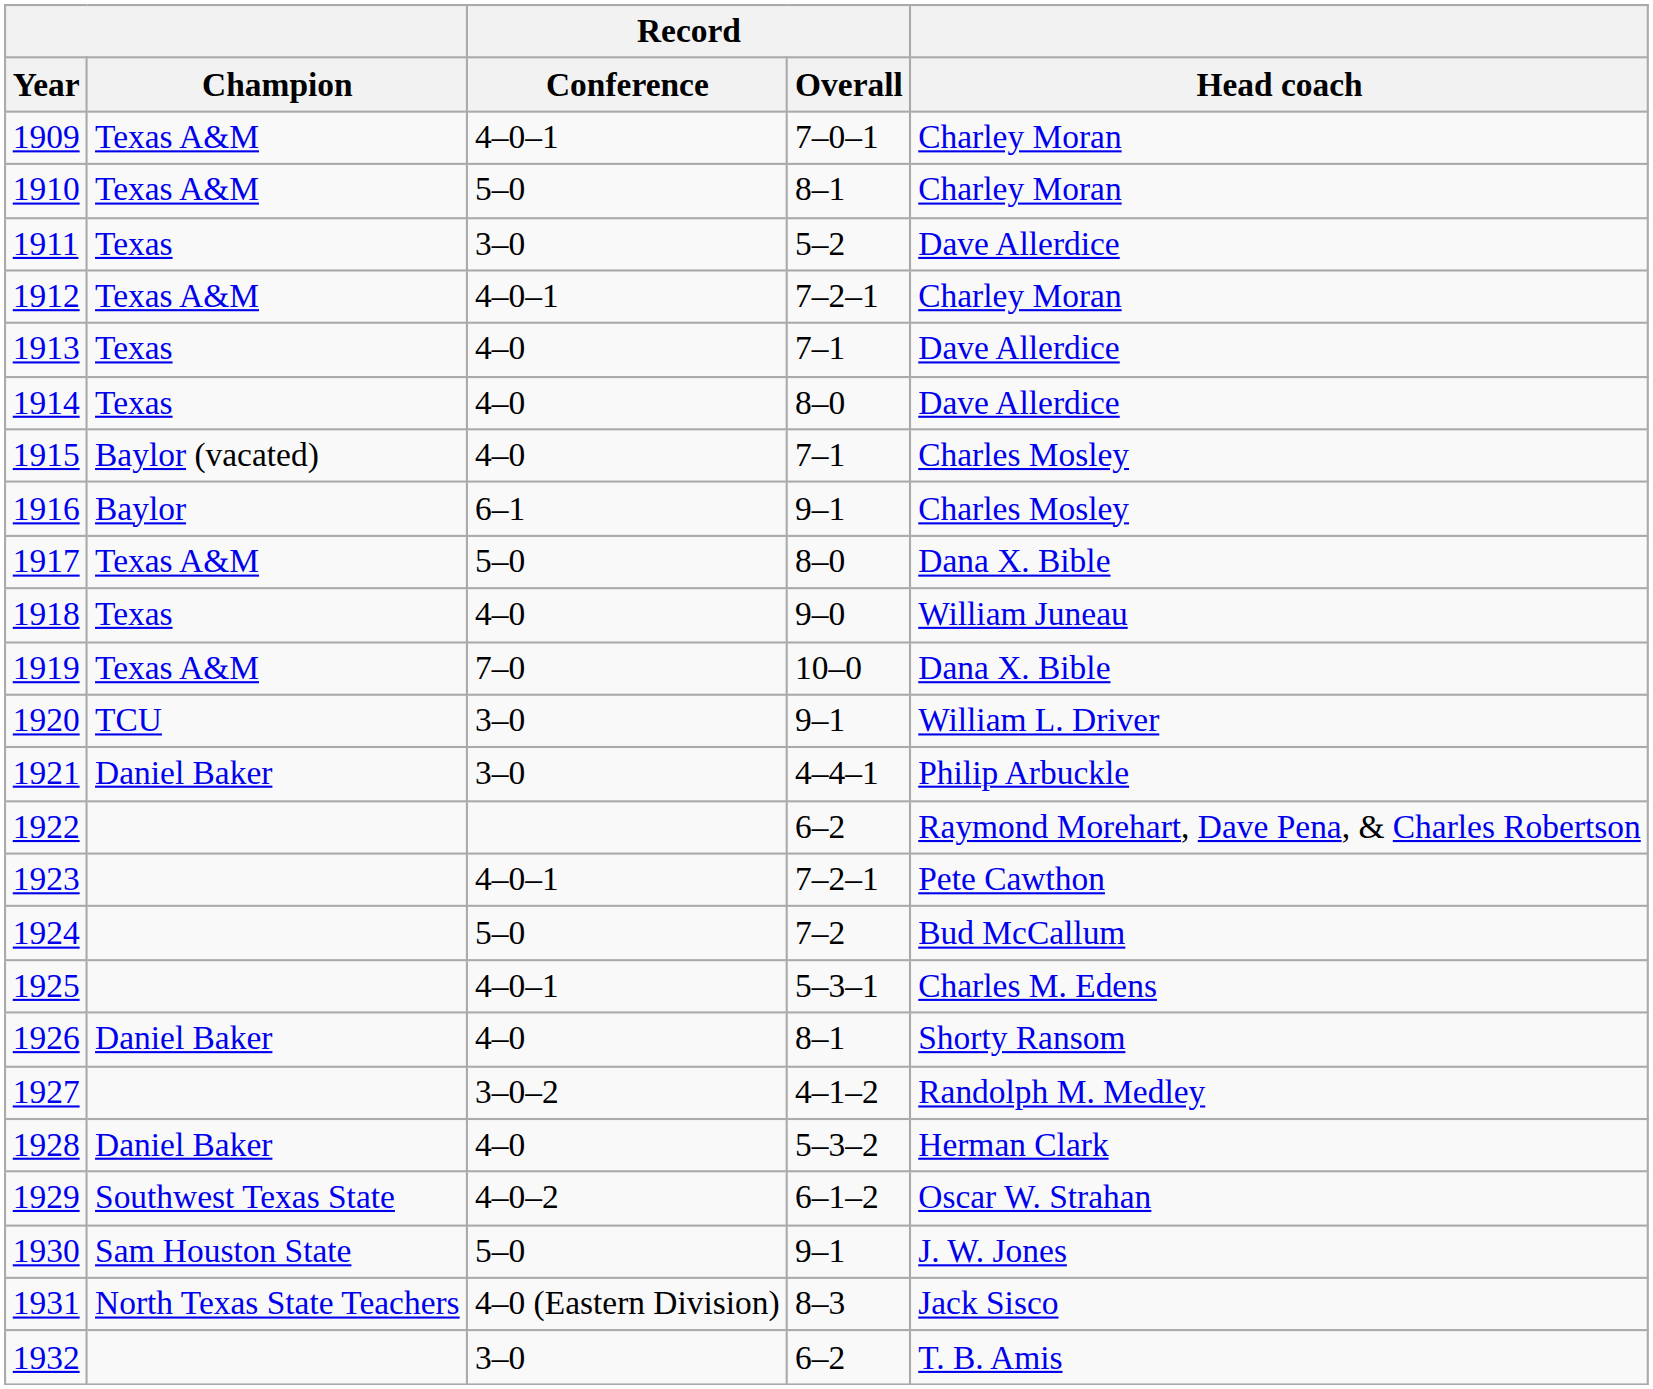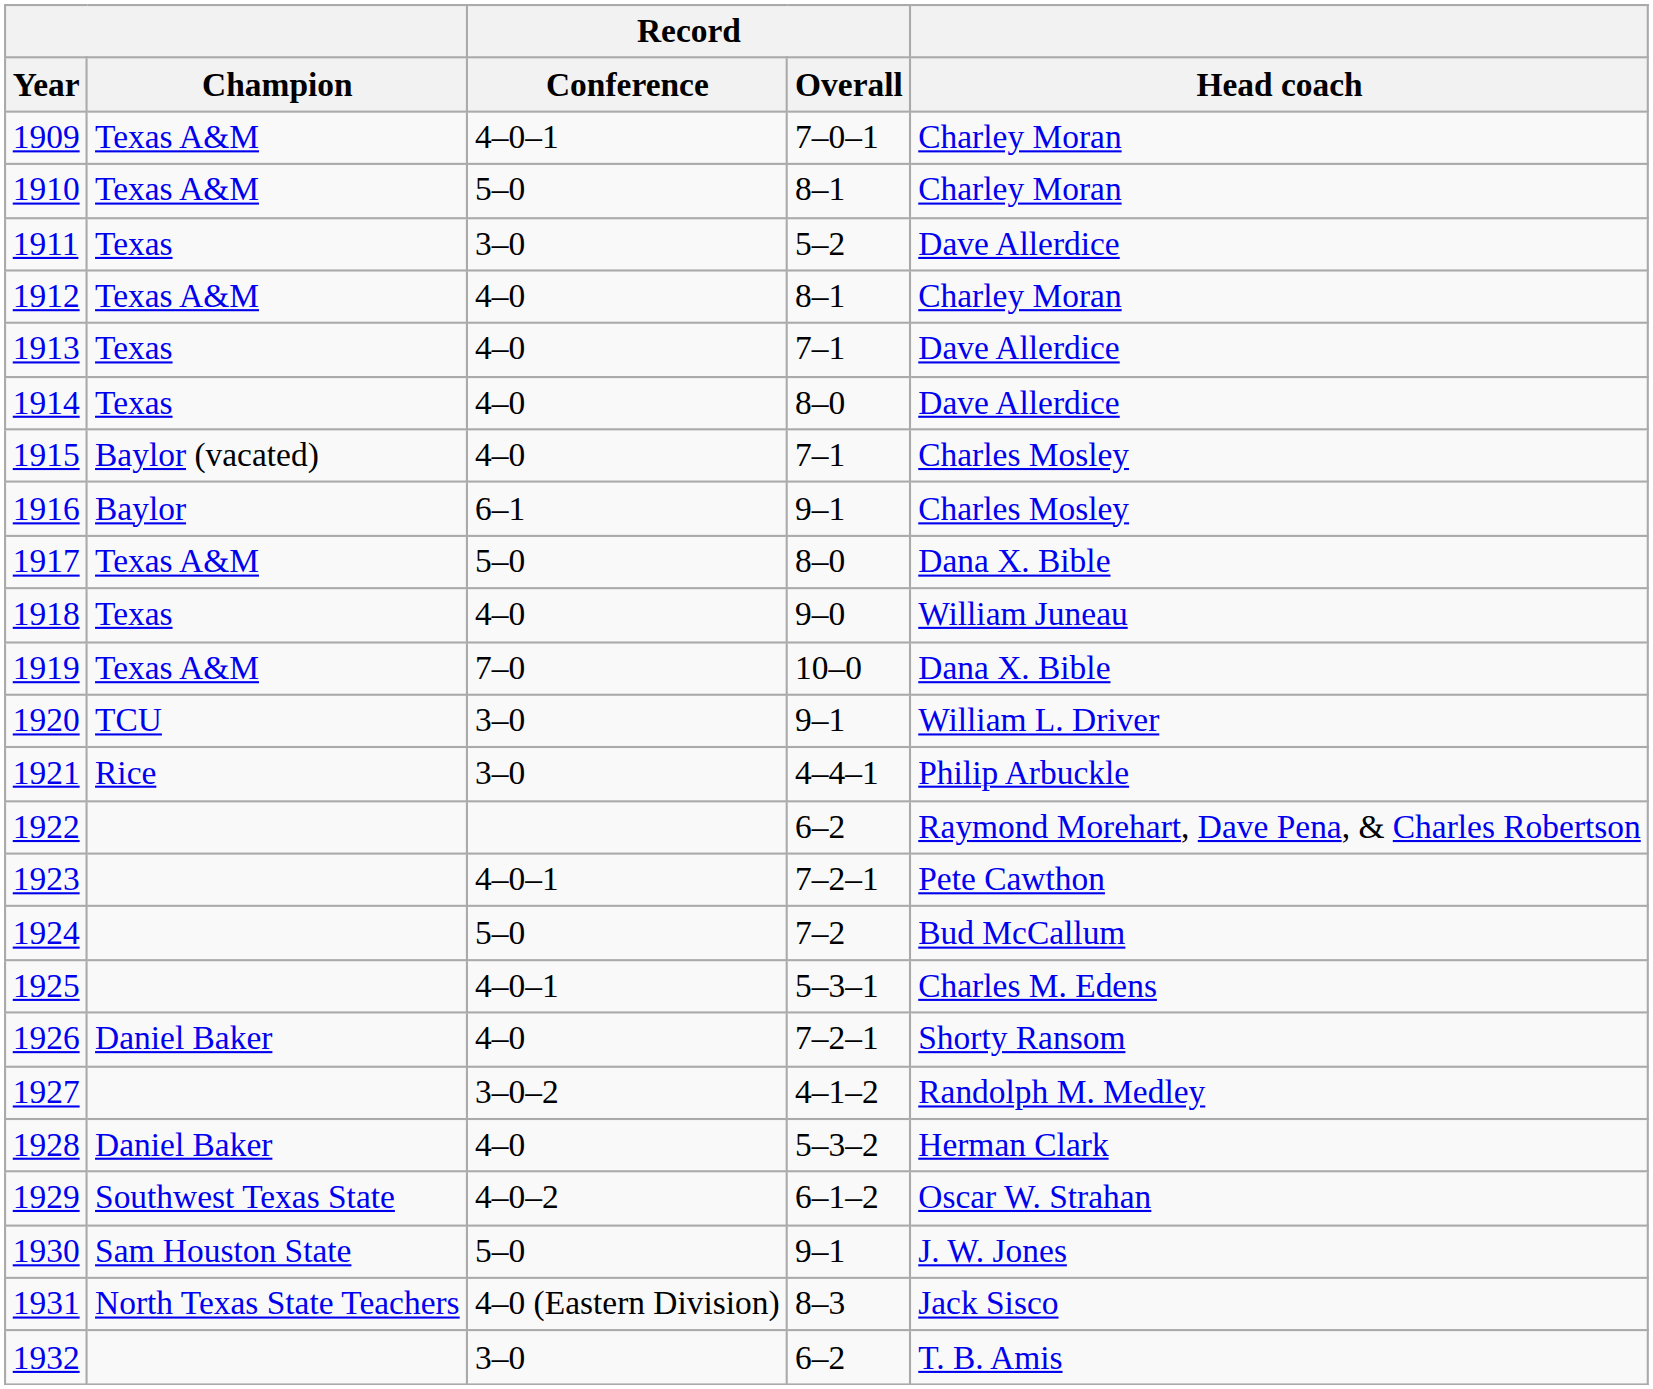(517, 296) 4–0–1 -> (500, 296) 4–0
(837, 296) 7–2–1 -> (820, 296) 8–1
(184, 773) Daniel Baker -> (126, 773) Rice
(820, 1038) 8–1 -> (837, 1038) 7–2–1
